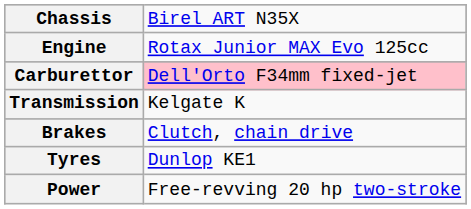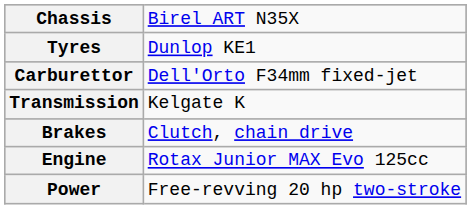rows swapped: (74, 47) <-> (74, 161)
(283, 76) pink background -> (283, 76) no background
